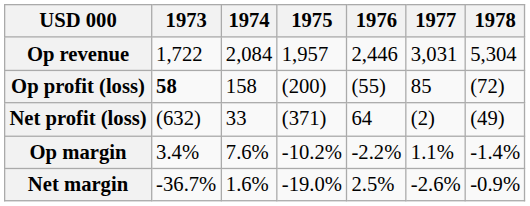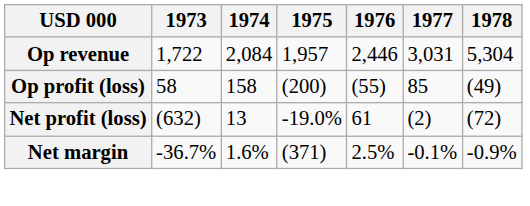(166, 86) bold -> (166, 86) normal
(487, 86) (72) -> (484, 86) (49)
(236, 119) 33 -> (236, 119) 13
(304, 119) (371) -> (312, 119) -19.0%
(362, 119) 64 -> (362, 119) 61
(487, 119) (49) -> (484, 119) (72)
- row: (78, 151)
(312, 184) -19.0% -> (304, 151) (371)
(436, 184) -2.6% -> (432, 151) -0.1%
